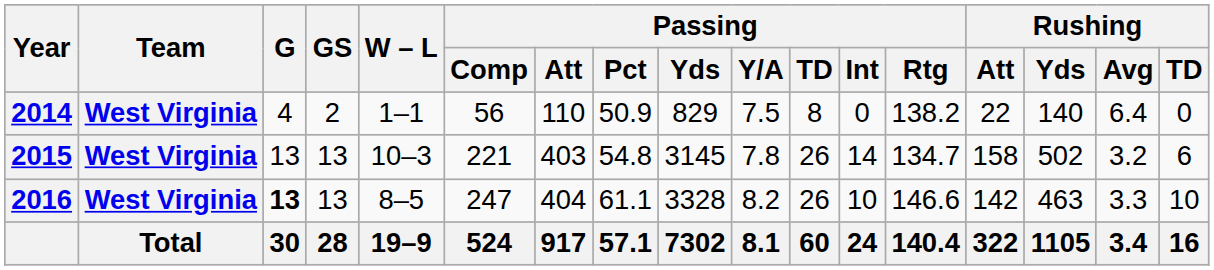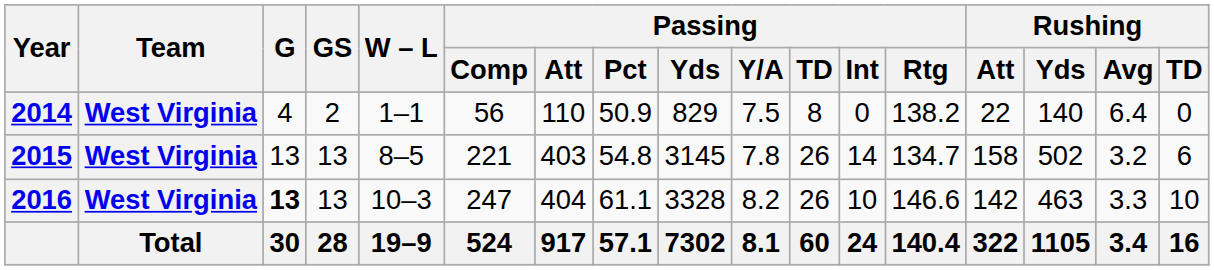(401, 156) 10–3 -> (401, 156) 8–5
(401, 199) 8–5 -> (401, 199) 10–3
